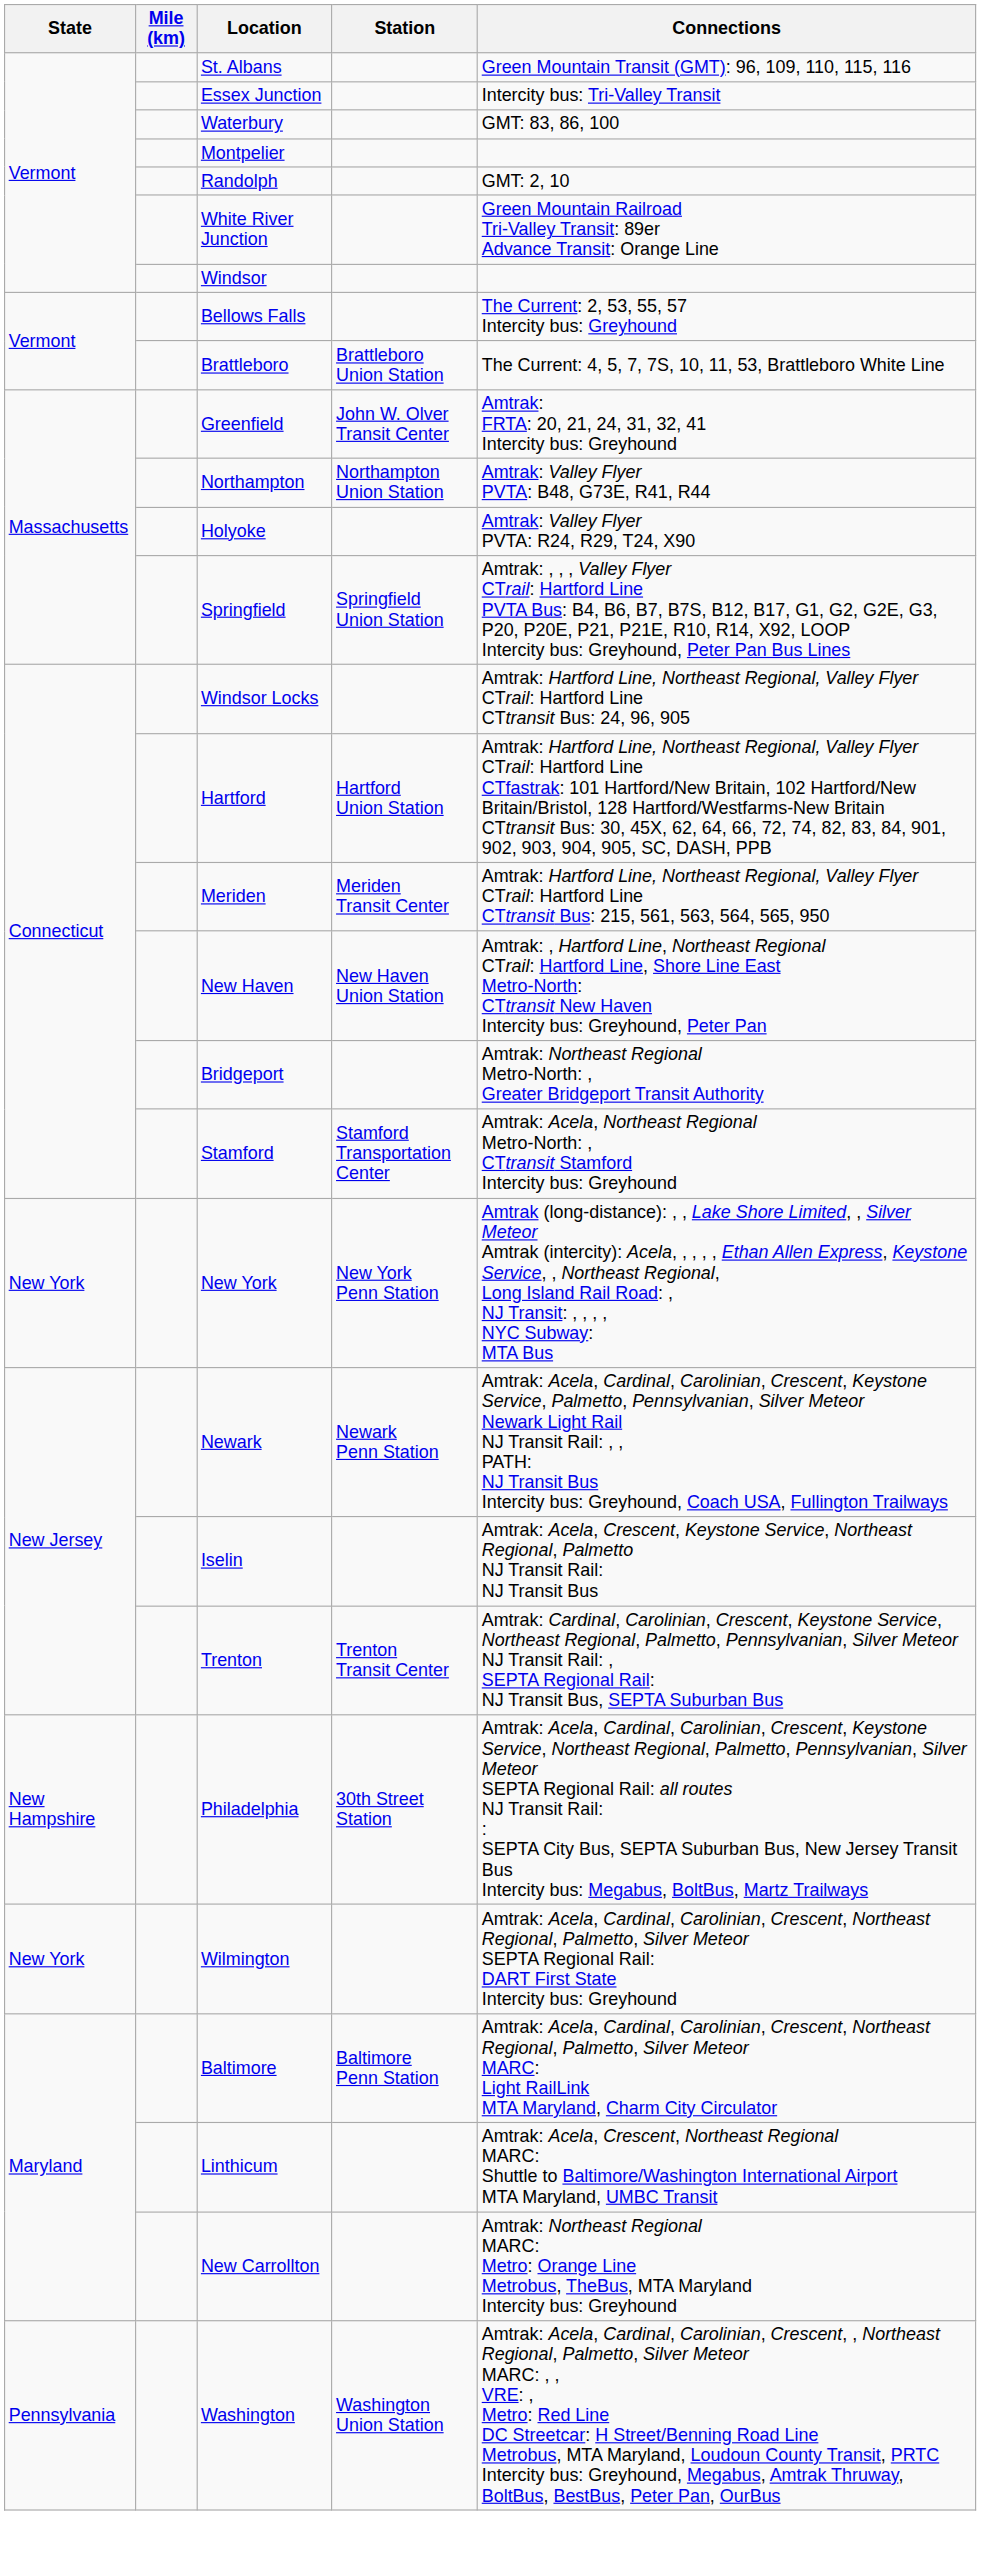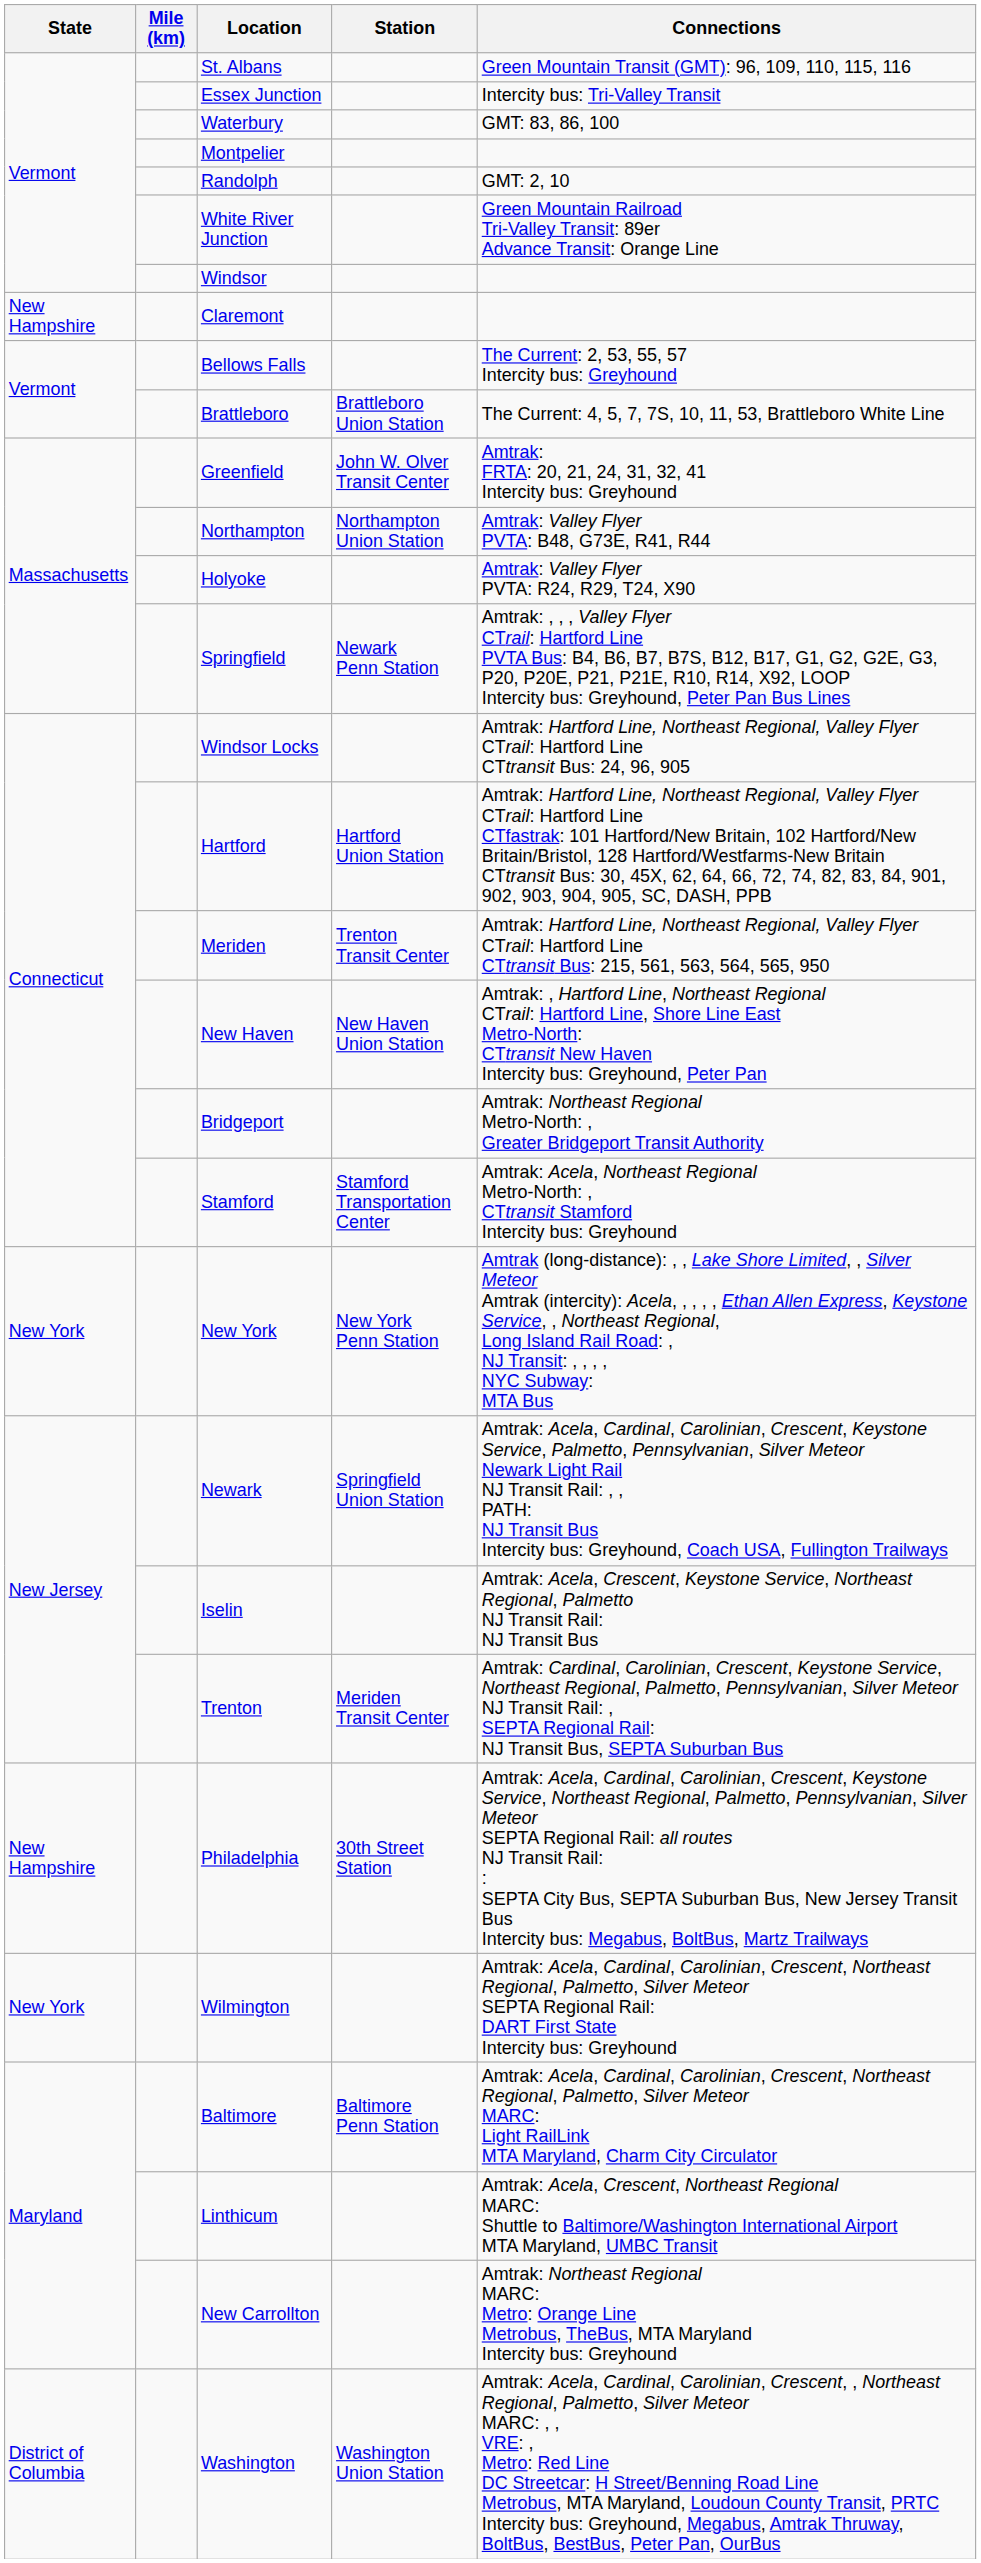+ row: (242, 316)
(390, 609) Springfield Union Station -> (387, 658) Newark Penn Station
(392, 896) Meriden Transit Center -> (392, 945) Trenton Transit Center
(387, 1442) Newark Penn Station -> (390, 1490) Springfield Union Station
(392, 1660) Trenton Transit Center -> (392, 1708) Meriden Transit Center
(62, 2415) Pennsylvania -> (47, 2463) District of Columbia
